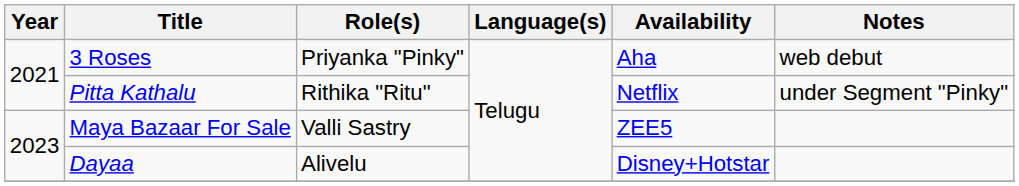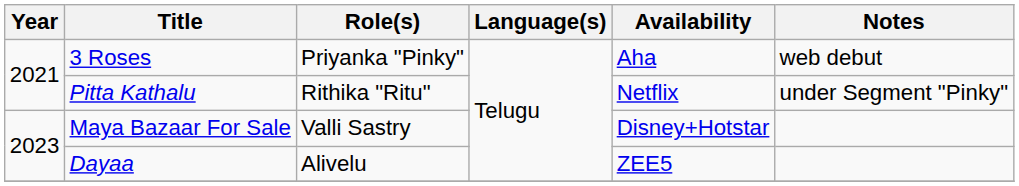(644, 127) ZEE5 -> (693, 127) Disney+Hotstar
(693, 163) Disney+Hotstar -> (644, 163) ZEE5
